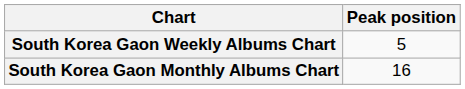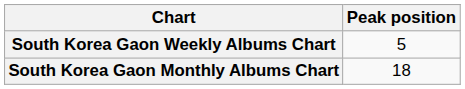(401, 71) 16 -> (401, 71) 18
